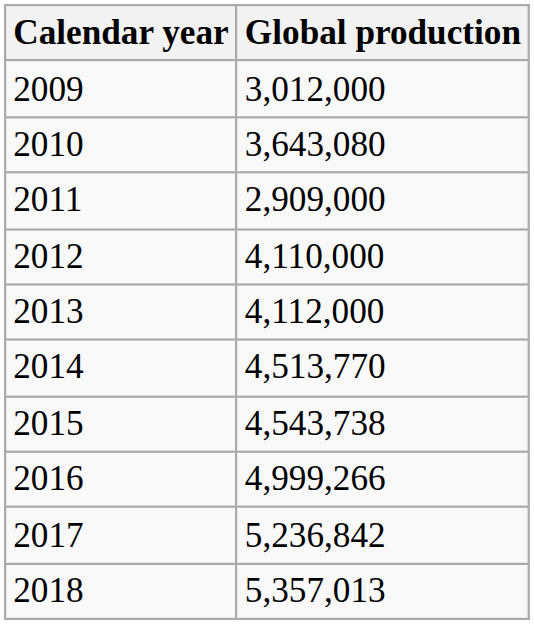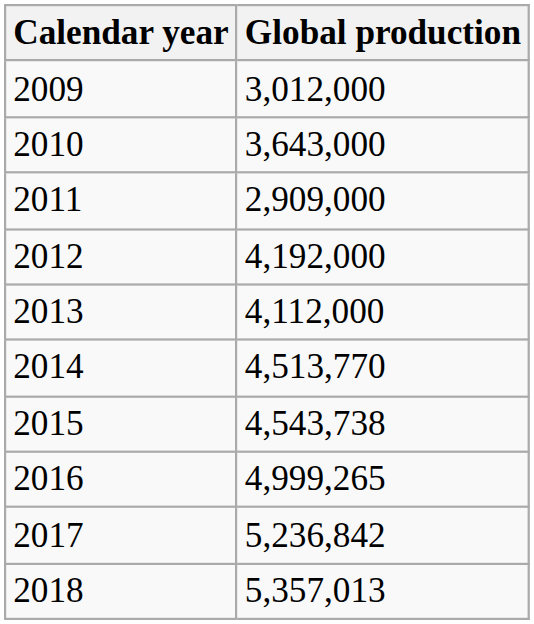(315, 144) 3,643,080 -> (315, 144) 3,643,000
(315, 255) 4,110,000 -> (315, 255) 4,192,000
(315, 479) 4,999,266 -> (315, 479) 4,999,265
